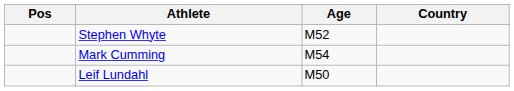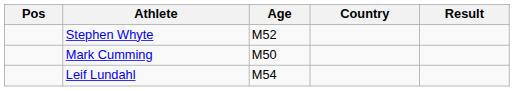+ column: (464, 14)
(317, 55) M54 -> (264, 55) M50
(317, 75) M50 -> (264, 75) M54
